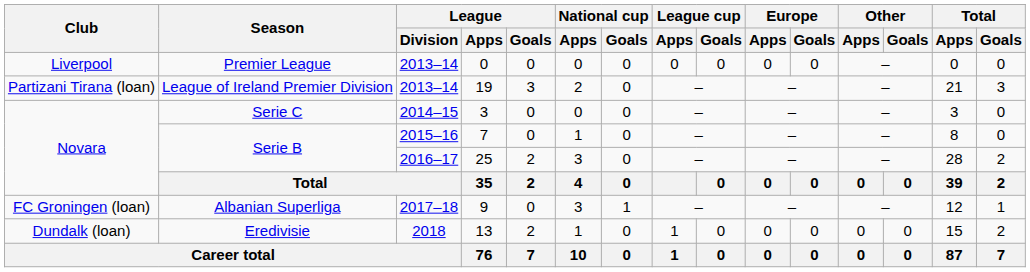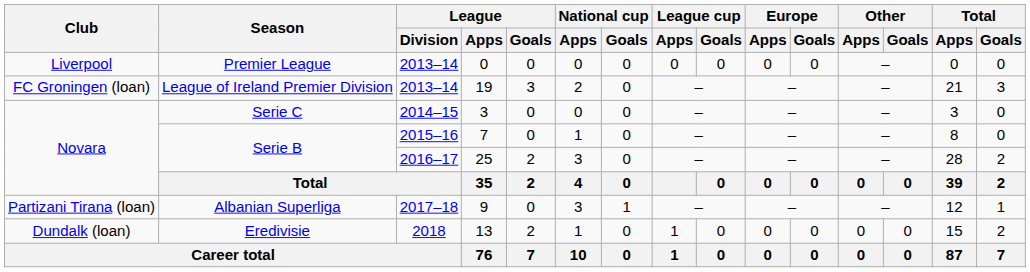(82, 87) Partizani Tirana (loan) -> (81, 87) FC Groningen (loan)
(81, 207) FC Groningen (loan) -> (82, 207) Partizani Tirana (loan)
